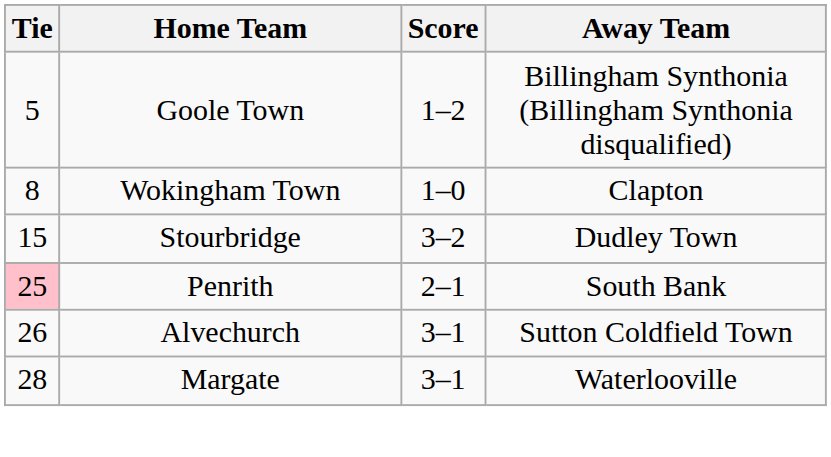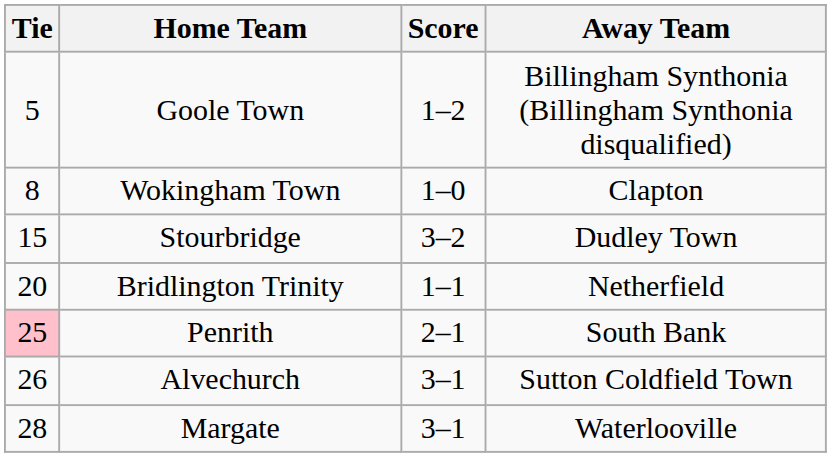+ row: (230, 285)
